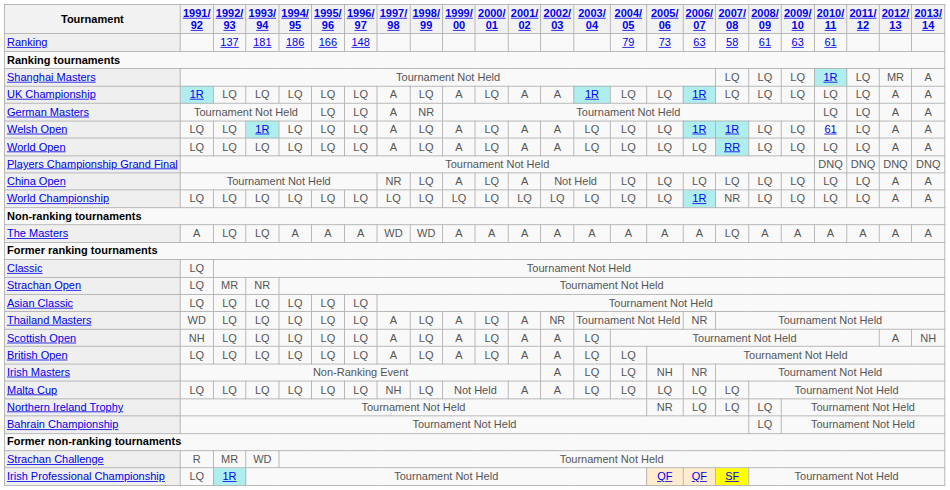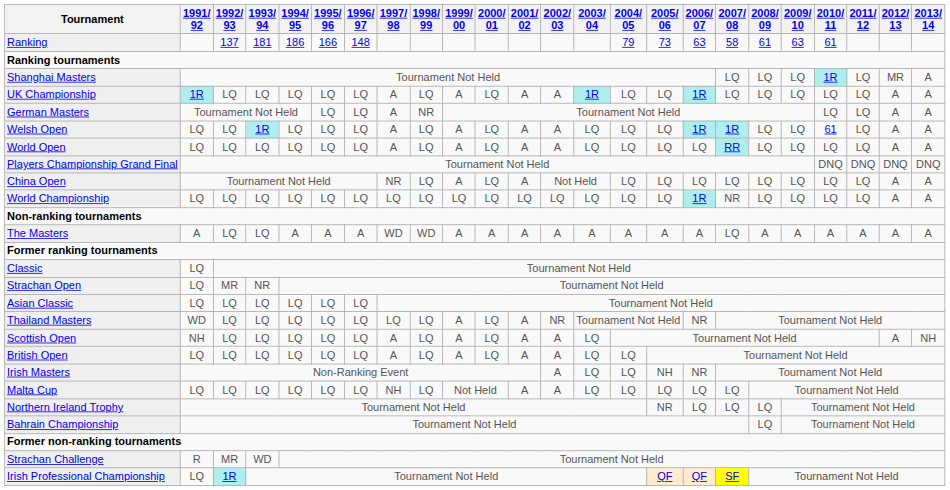(393, 320) A -> (393, 320) LQ
